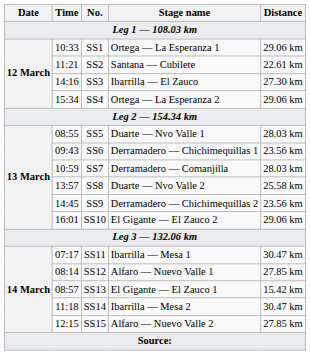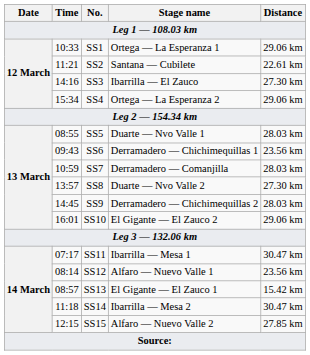(283, 185) 25.58 km -> (283, 185) 27.30 km
(283, 202) 23.56 km -> (283, 202) 28.03 km
(283, 271) 27.85 km -> (283, 271) 23.56 km
